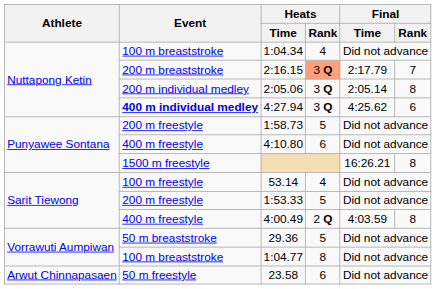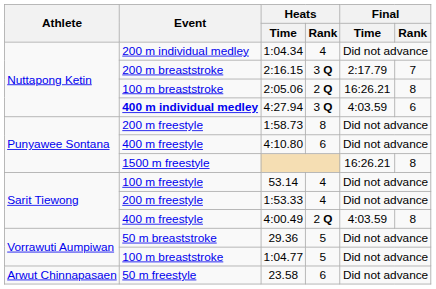(173, 51) 100 m breaststroke -> (186, 51) 200 m individual medley
(323, 70) lightsalmon background -> (323, 70) no background
(186, 89) 200 m individual medley -> (173, 89) 100 m breaststroke
(323, 89) 3 Q -> (323, 89) 2 Q
(367, 89) 2:05.14 -> (367, 89) 16:26.21
(367, 107) 4:25.62 -> (367, 107) 4:03.59
(323, 126) 5 -> (323, 126) 8
(323, 201) 5 -> (323, 201) 4
(323, 257) 8 -> (323, 257) 5
